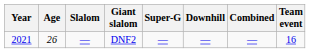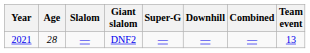(52, 39) 26 -> (52, 39) 28
(291, 39) 16 -> (291, 39) 13
